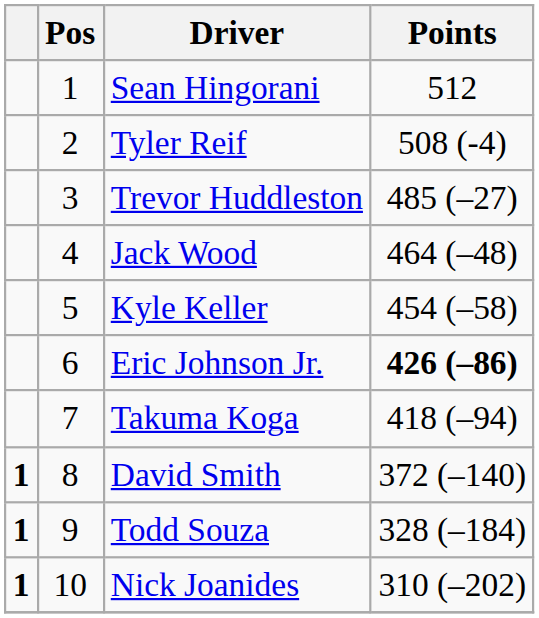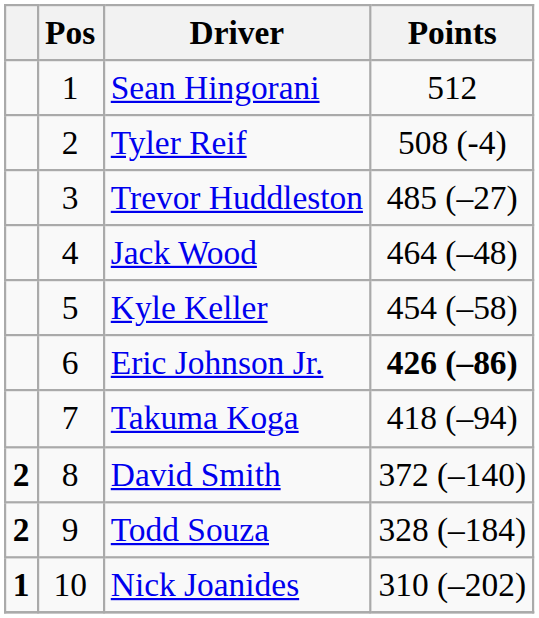(21, 473) 1 -> (21, 473) 2
(21, 528) 1 -> (21, 528) 2
